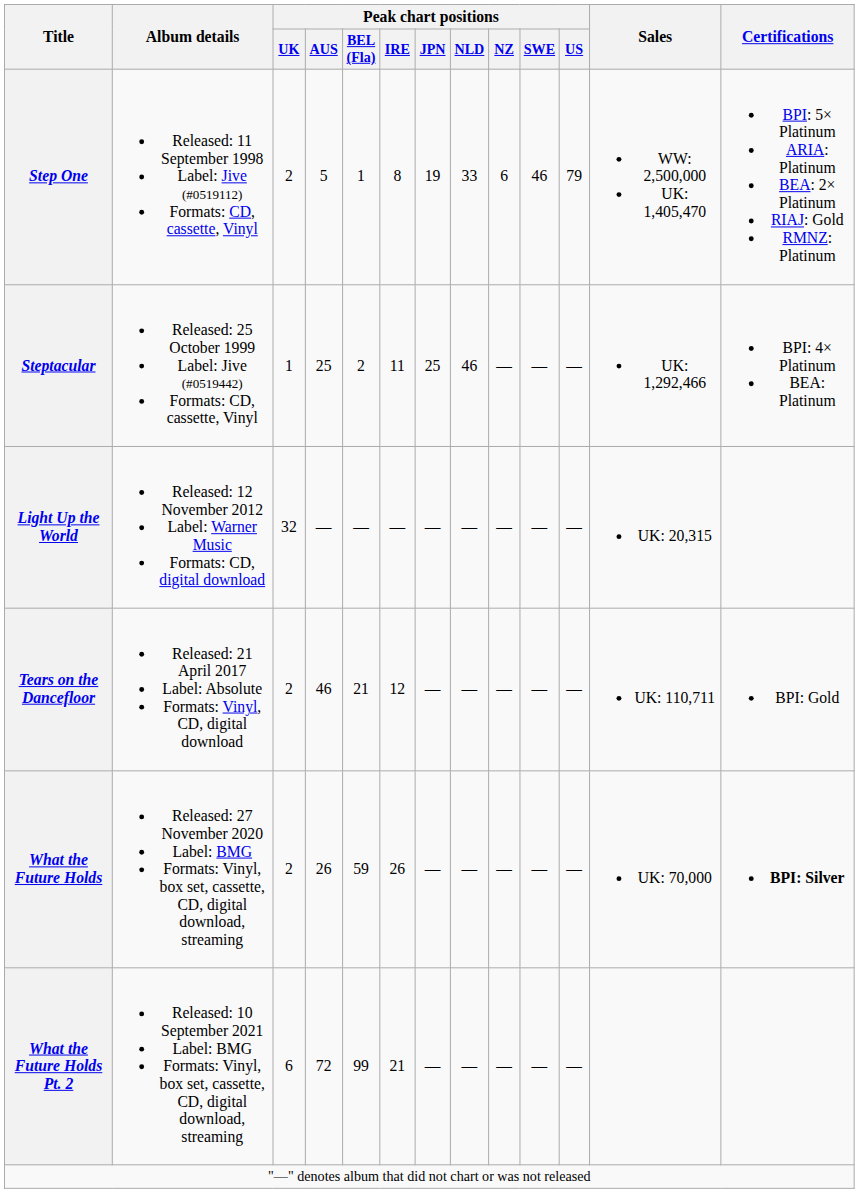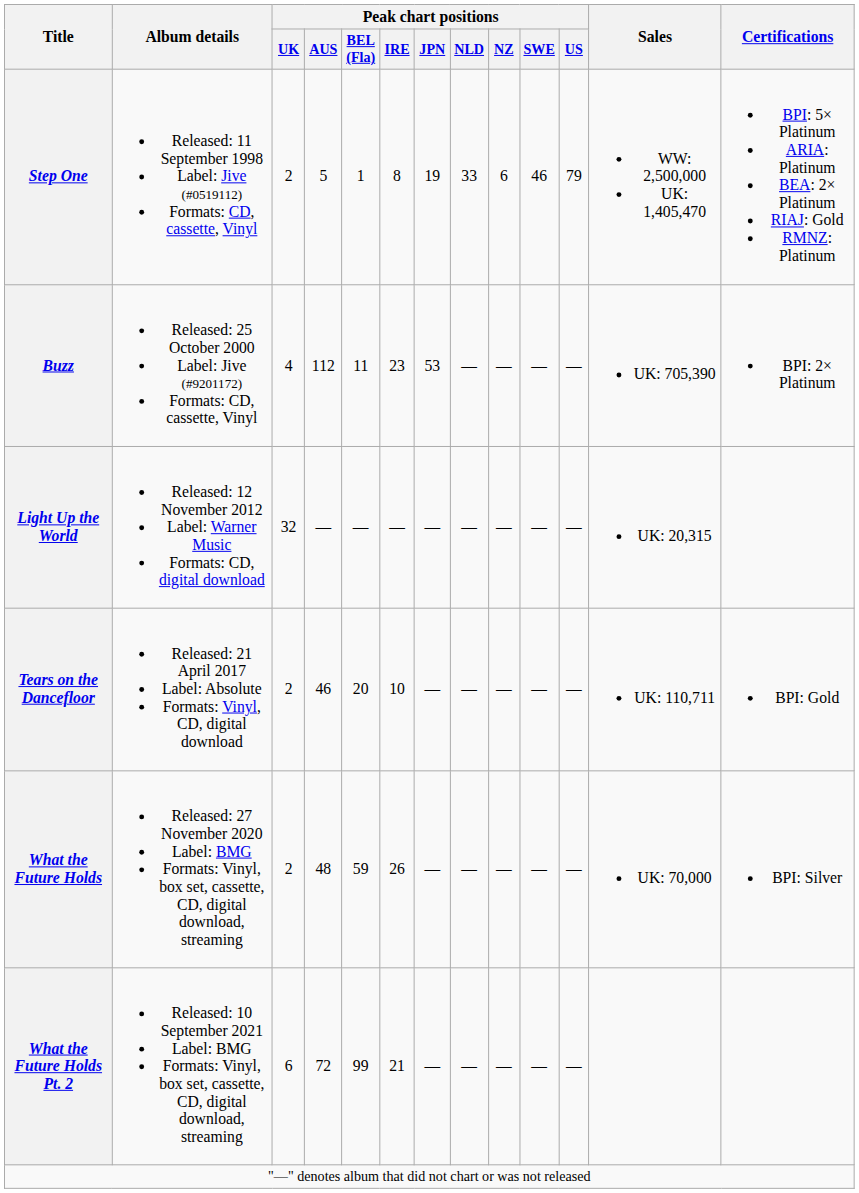- row: (58, 365)
+ row: (58, 365)
(361, 689) 21 -> (361, 689) 20
(397, 689) 12 -> (397, 689) 10
(324, 869) 26 -> (323, 869) 48
(788, 878) bold -> (788, 878) normal
